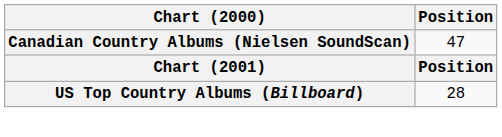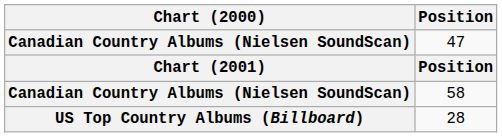+ row: (456, 94)
